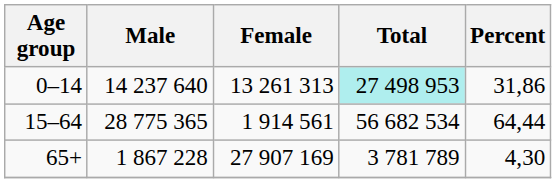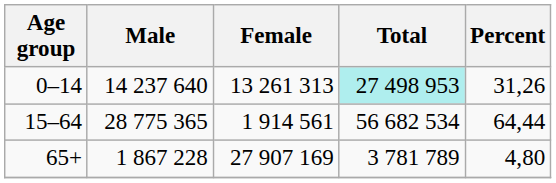(519, 85) 31,86 -> (519, 85) 31,26
(525, 158) 4,30 -> (525, 158) 4,80
